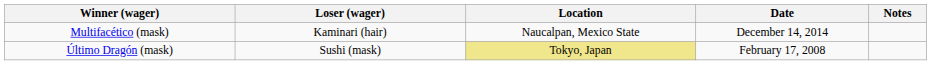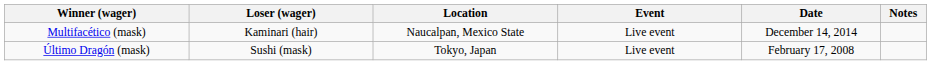+ column: (650, 13)
(581, 50) khaki background -> (465, 50) no background
